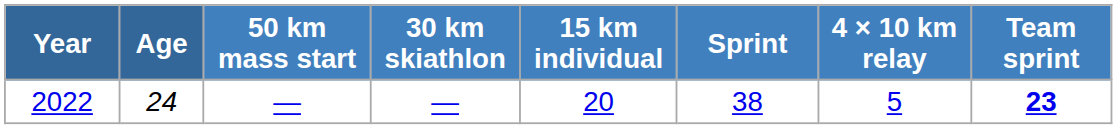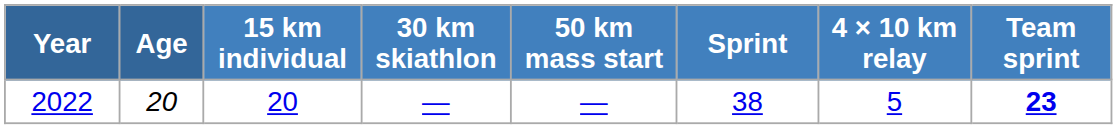columns swapped: (599, 42) <-> (287, 42)
(162, 102) 24 -> (162, 102) 20
